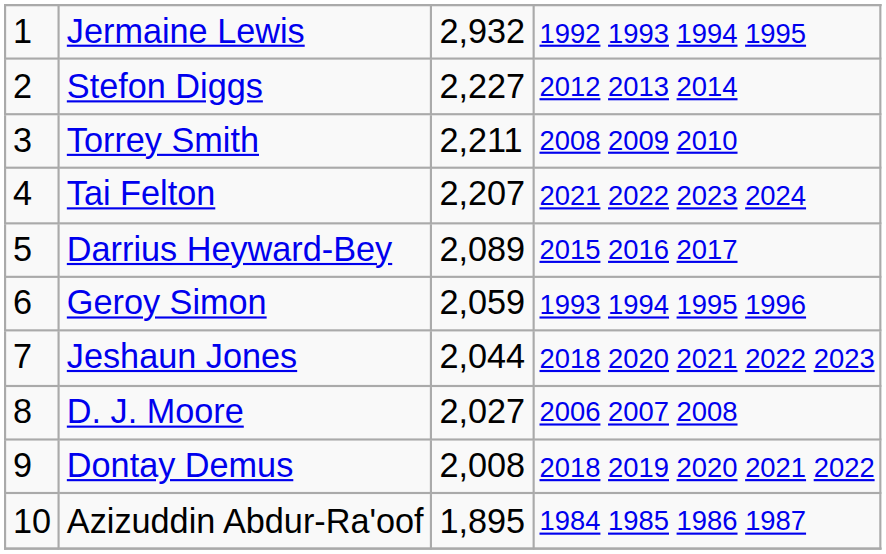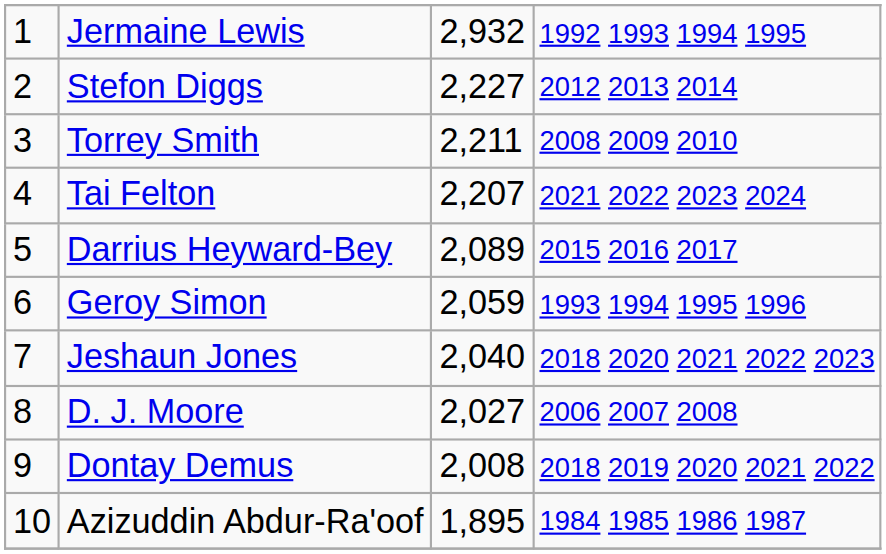(482, 357) 2,044 -> (482, 357) 2,040
